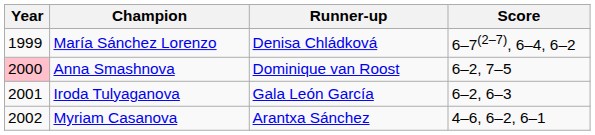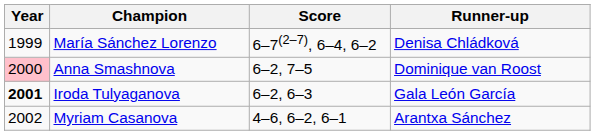columns swapped: (349, 16) <-> (519, 16)
(25, 93) normal -> (25, 93) bold
